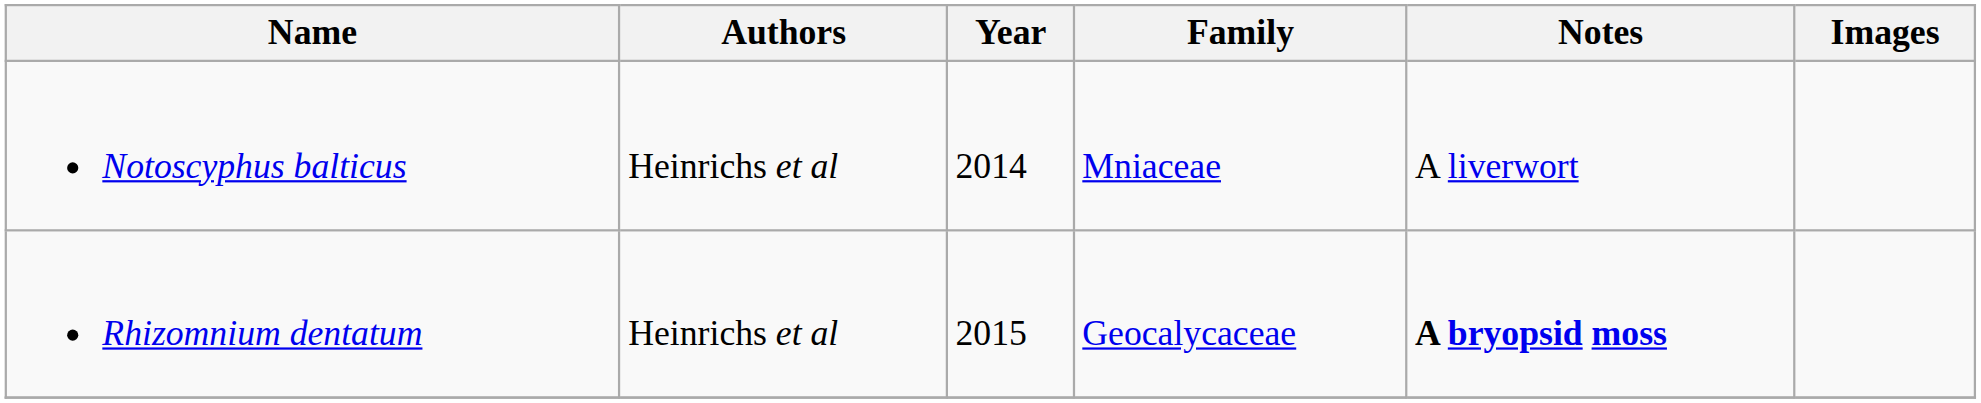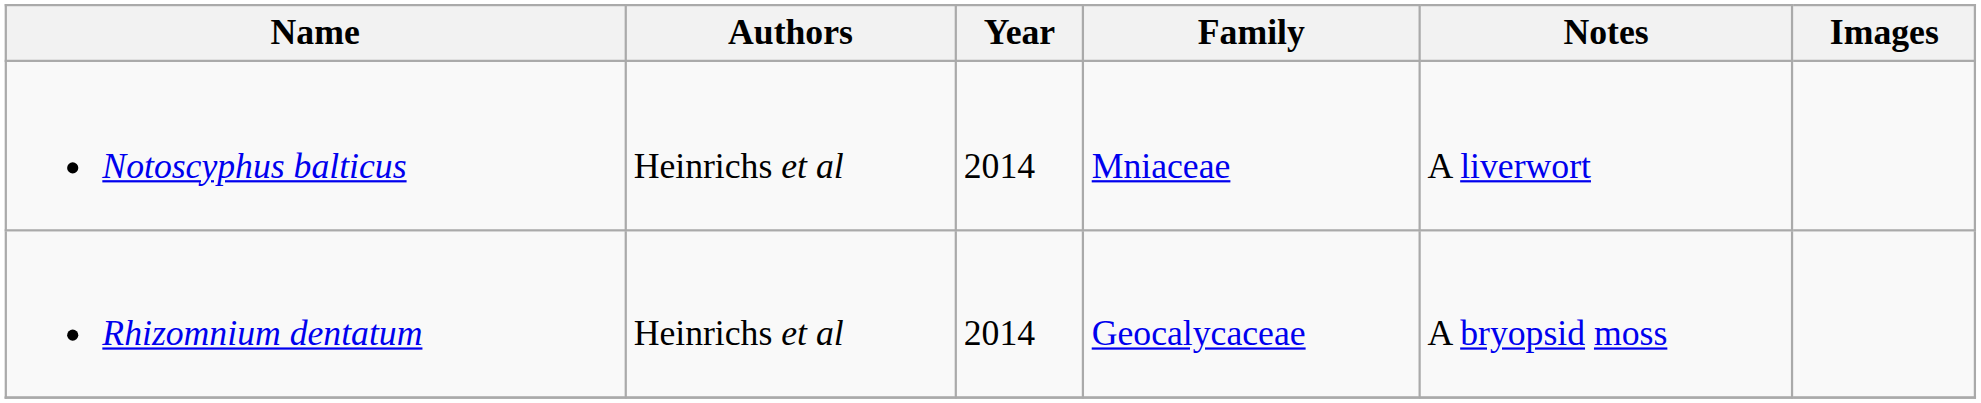(991, 333) 2015 -> (999, 333) 2014
(1541, 333) bold -> (1547, 333) normal
